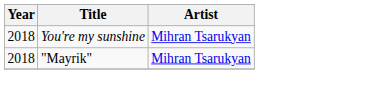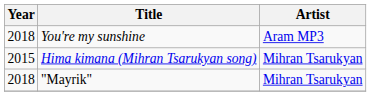(201, 36) Mihran Tsarukyan -> (293, 36) Aram MP3
+ row: (149, 58)
